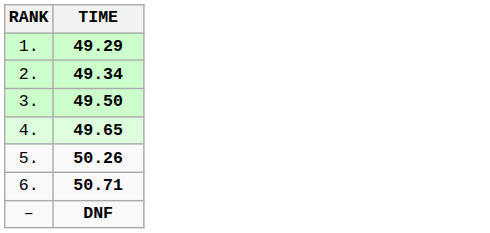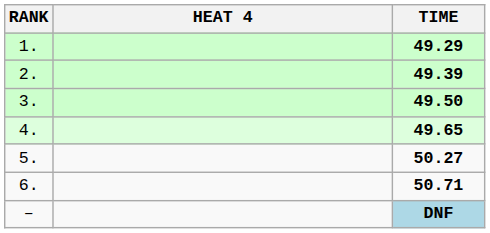+ column: (223, 18)
(98, 74) 49.34 -> (438, 74) 49.39
(98, 158) 50.26 -> (438, 158) 50.27
(98, 214) no background -> (438, 214) lightblue background
